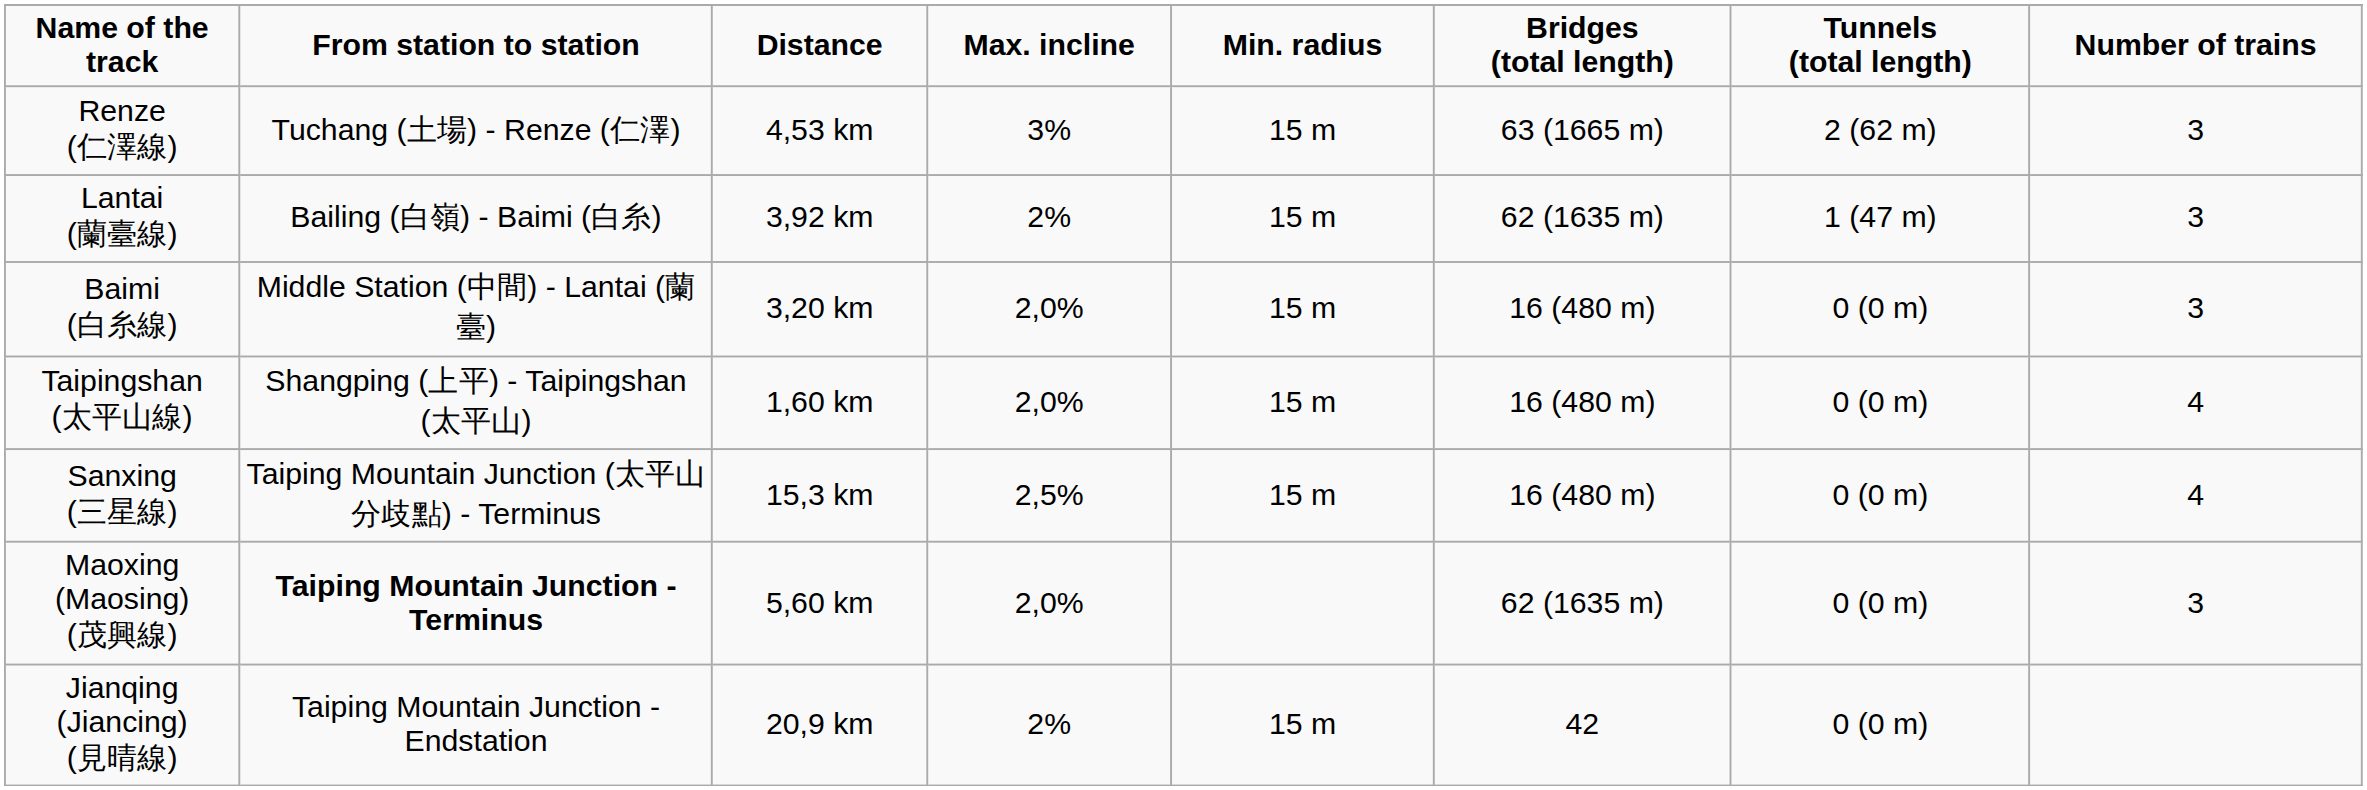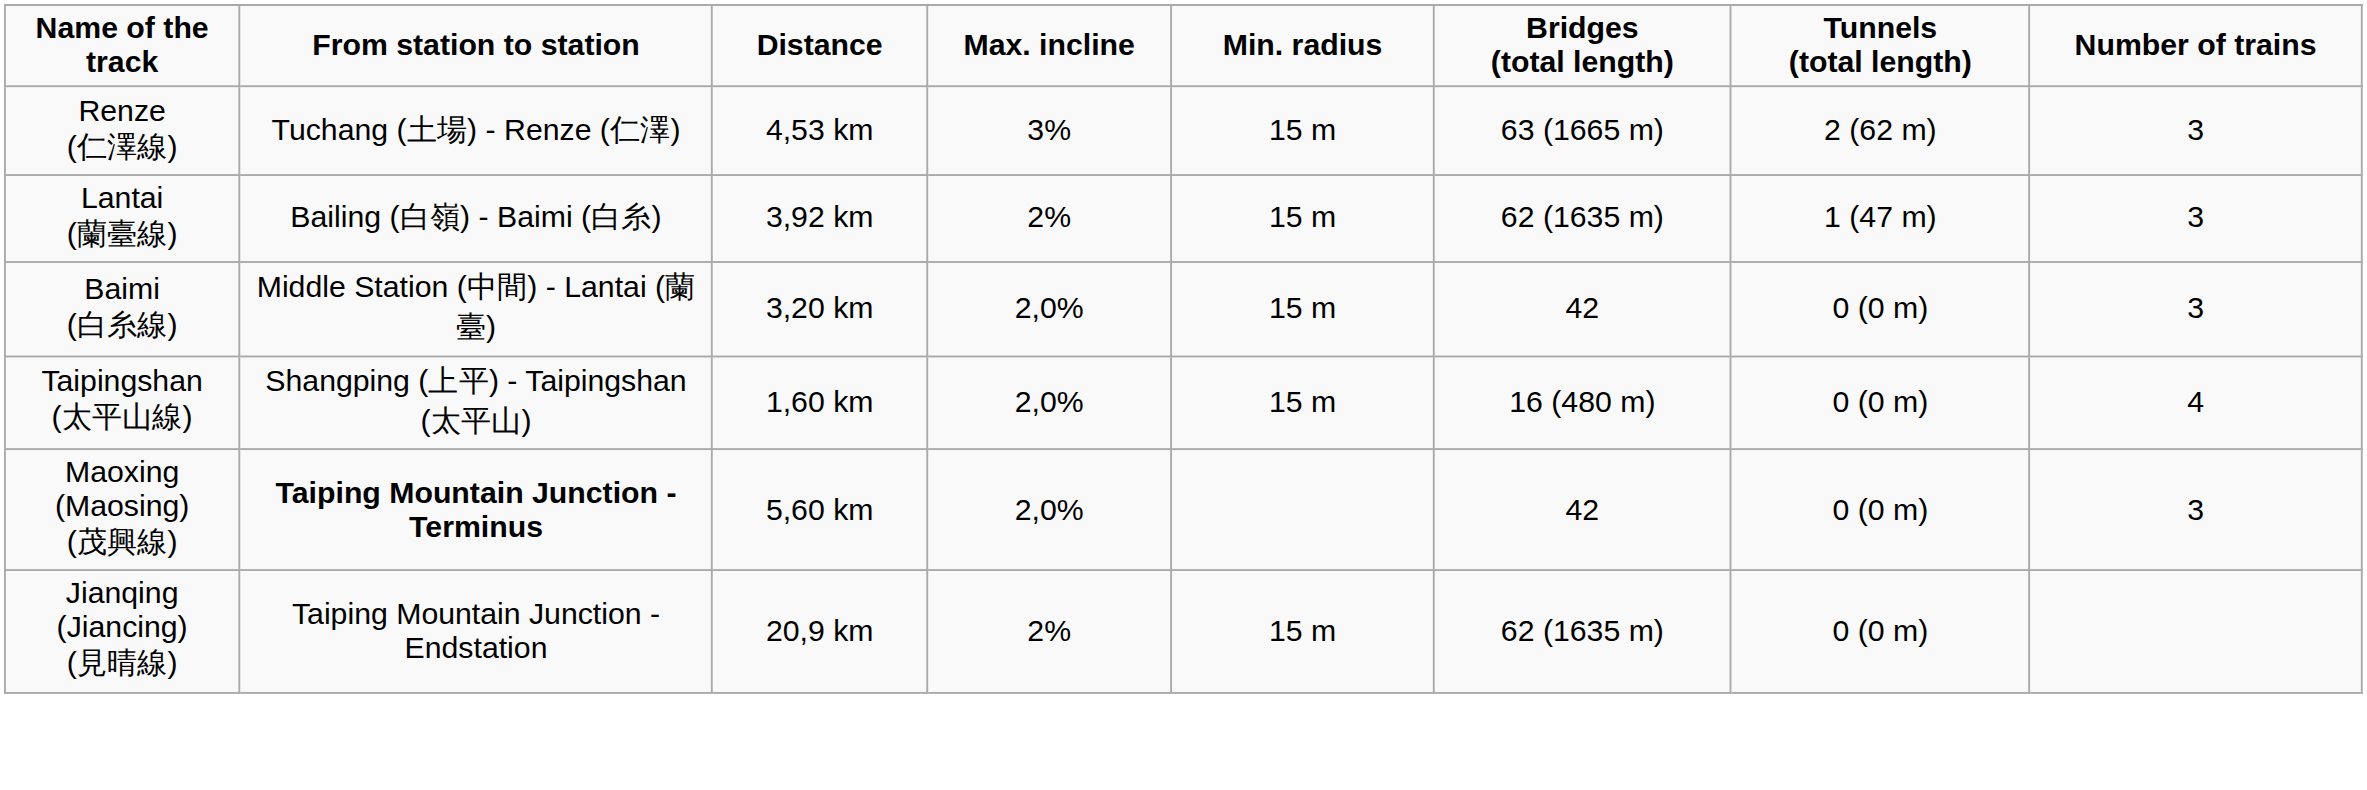(1582, 308) 16 (480 m) -> (1582, 308) 42
- row: (122, 493)
(1582, 602) 62 (1635 m) -> (1582, 509) 42
(1582, 724) 42 -> (1582, 630) 62 (1635 m)
